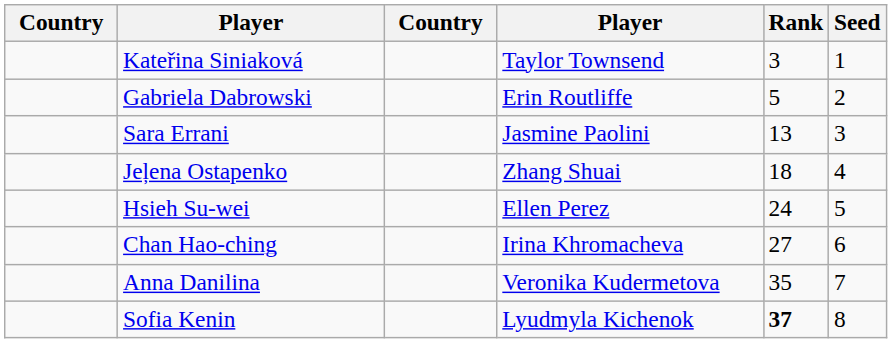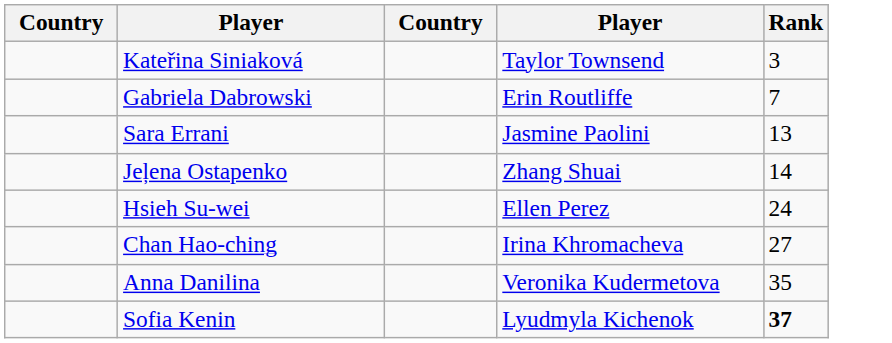- column: (857, 23)
(774, 97) 5 -> (774, 97) 7
(780, 171) 18 -> (780, 171) 14
